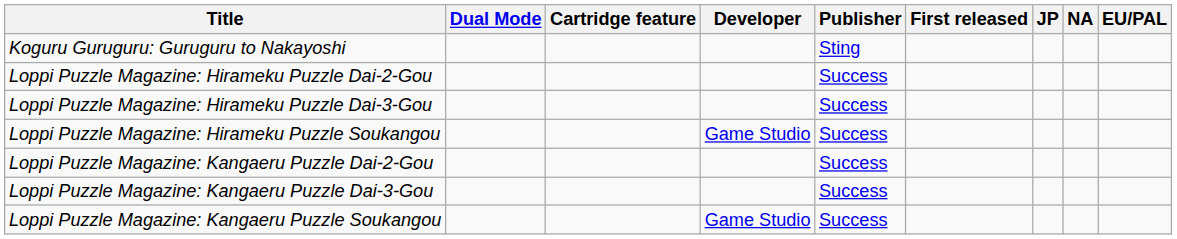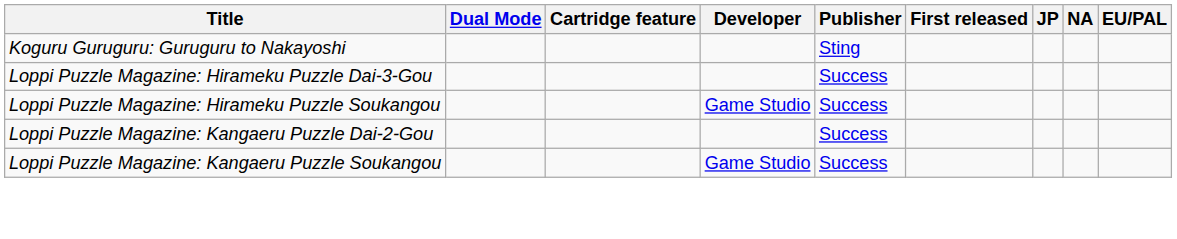- row: (221, 77)
- row: (221, 191)
